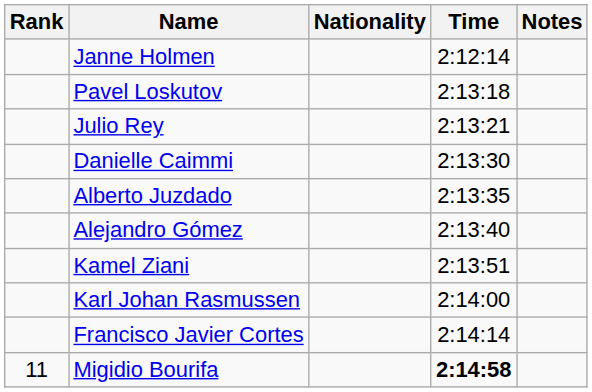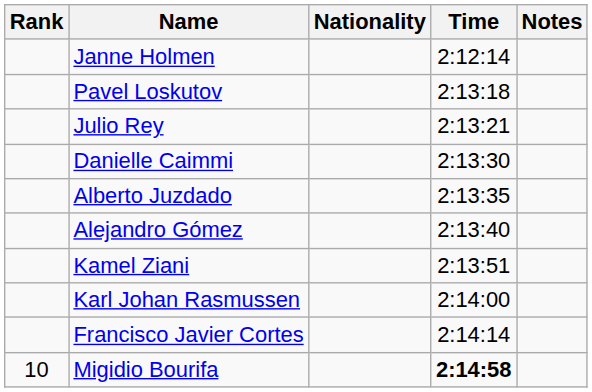(37, 369) 11 -> (37, 369) 10
